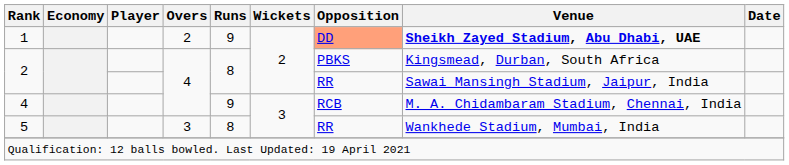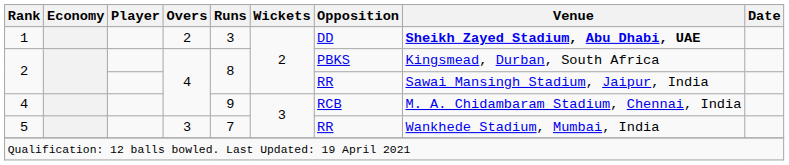(230, 38) 9 -> (230, 38) 3
(325, 38) lightsalmon background -> (325, 38) no background
(230, 127) 8 -> (230, 127) 7
